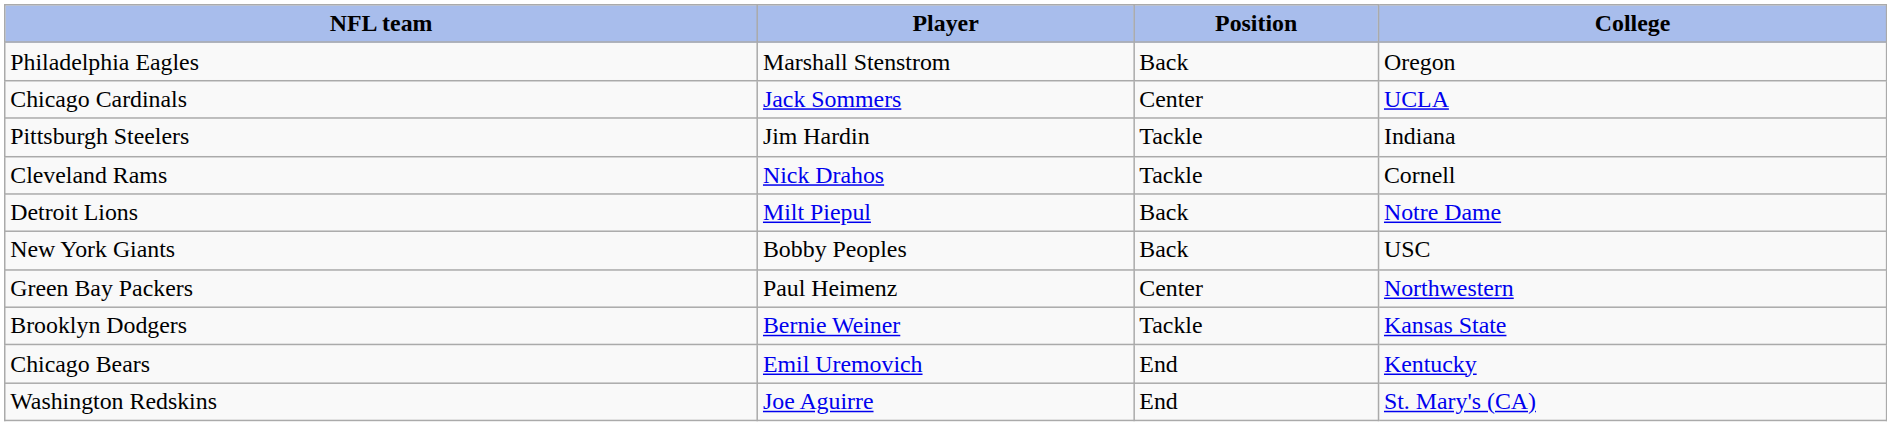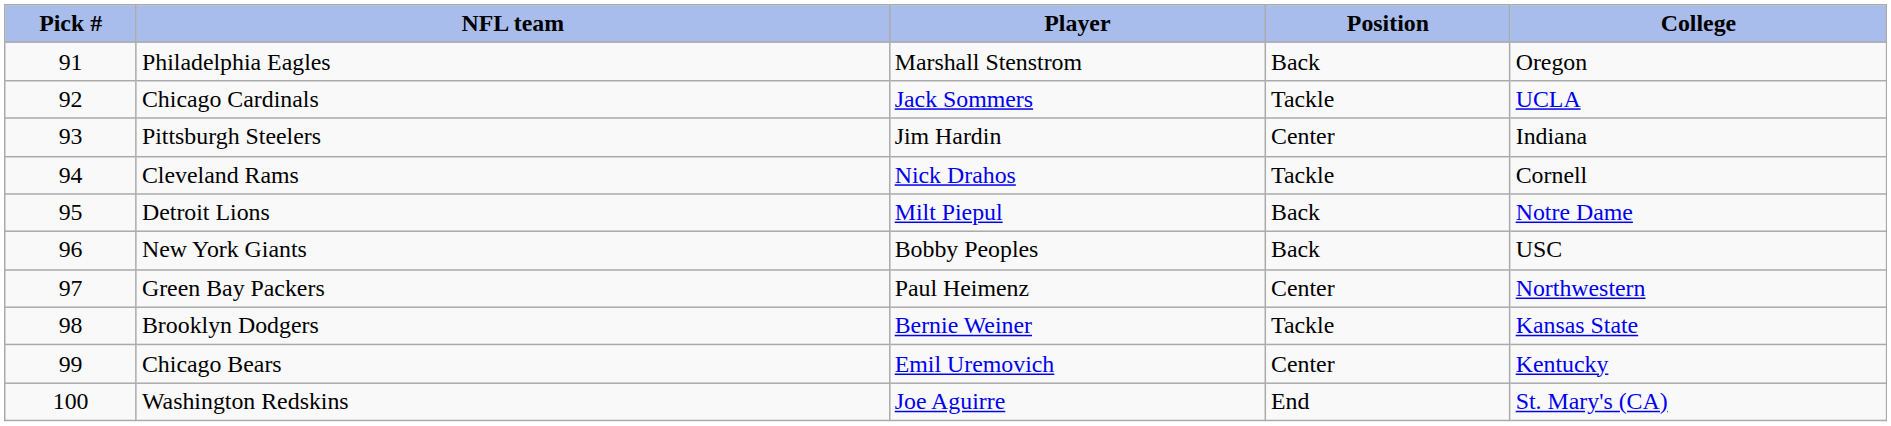+ column: (71, 23)
(1171, 99) Center -> (1303, 99) Tackle
(1171, 136) Tackle -> (1303, 136) Center
(1159, 363) End -> (1303, 363) Center
